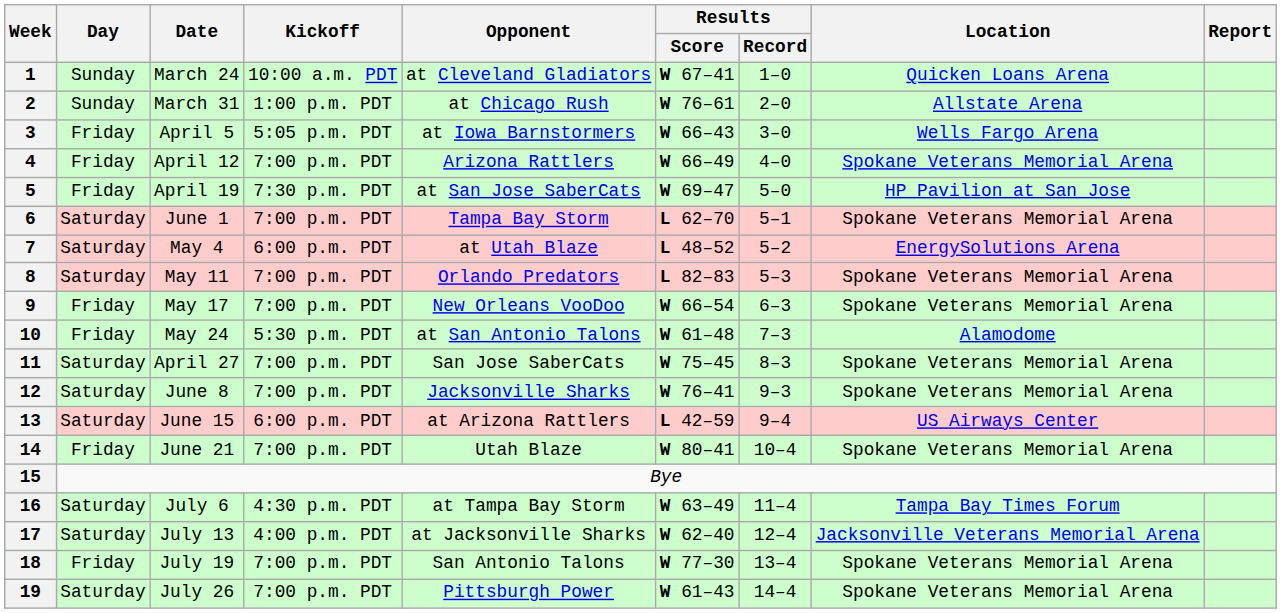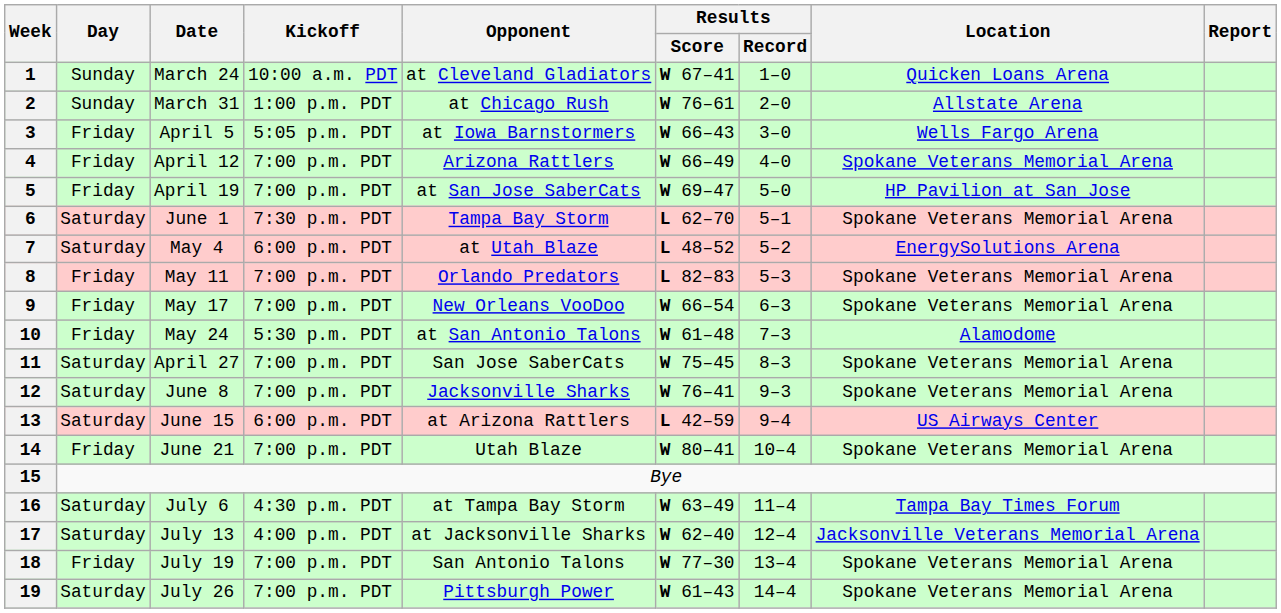(323, 192) 7:30 p.m. PDT -> (323, 192) 7:00 p.m. PDT
(323, 220) 7:00 p.m. PDT -> (323, 220) 7:30 p.m. PDT
(103, 278) Saturday -> (103, 278) Friday
